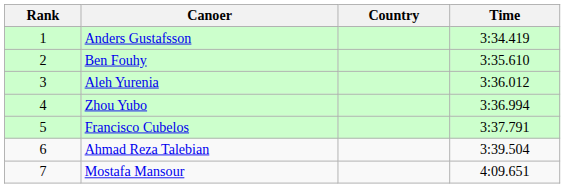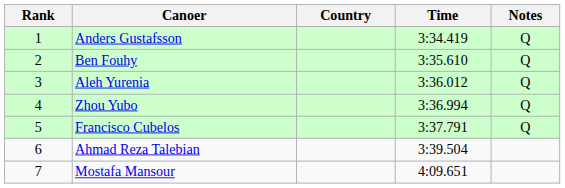+ column: (525, 15)
